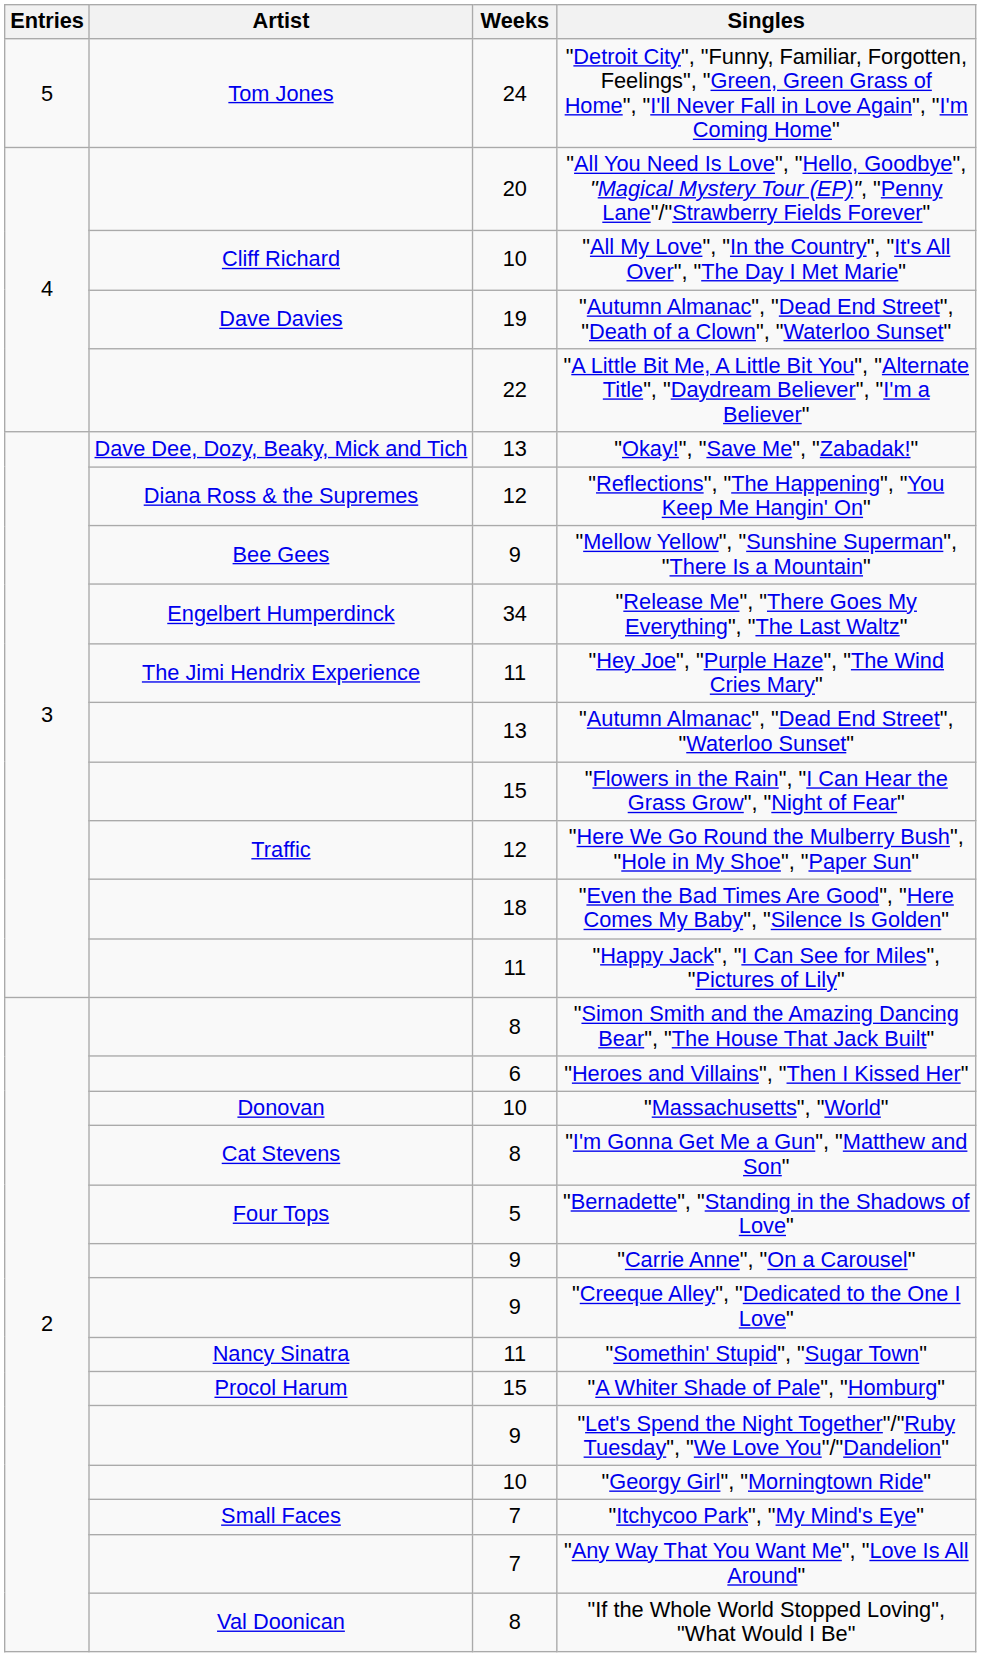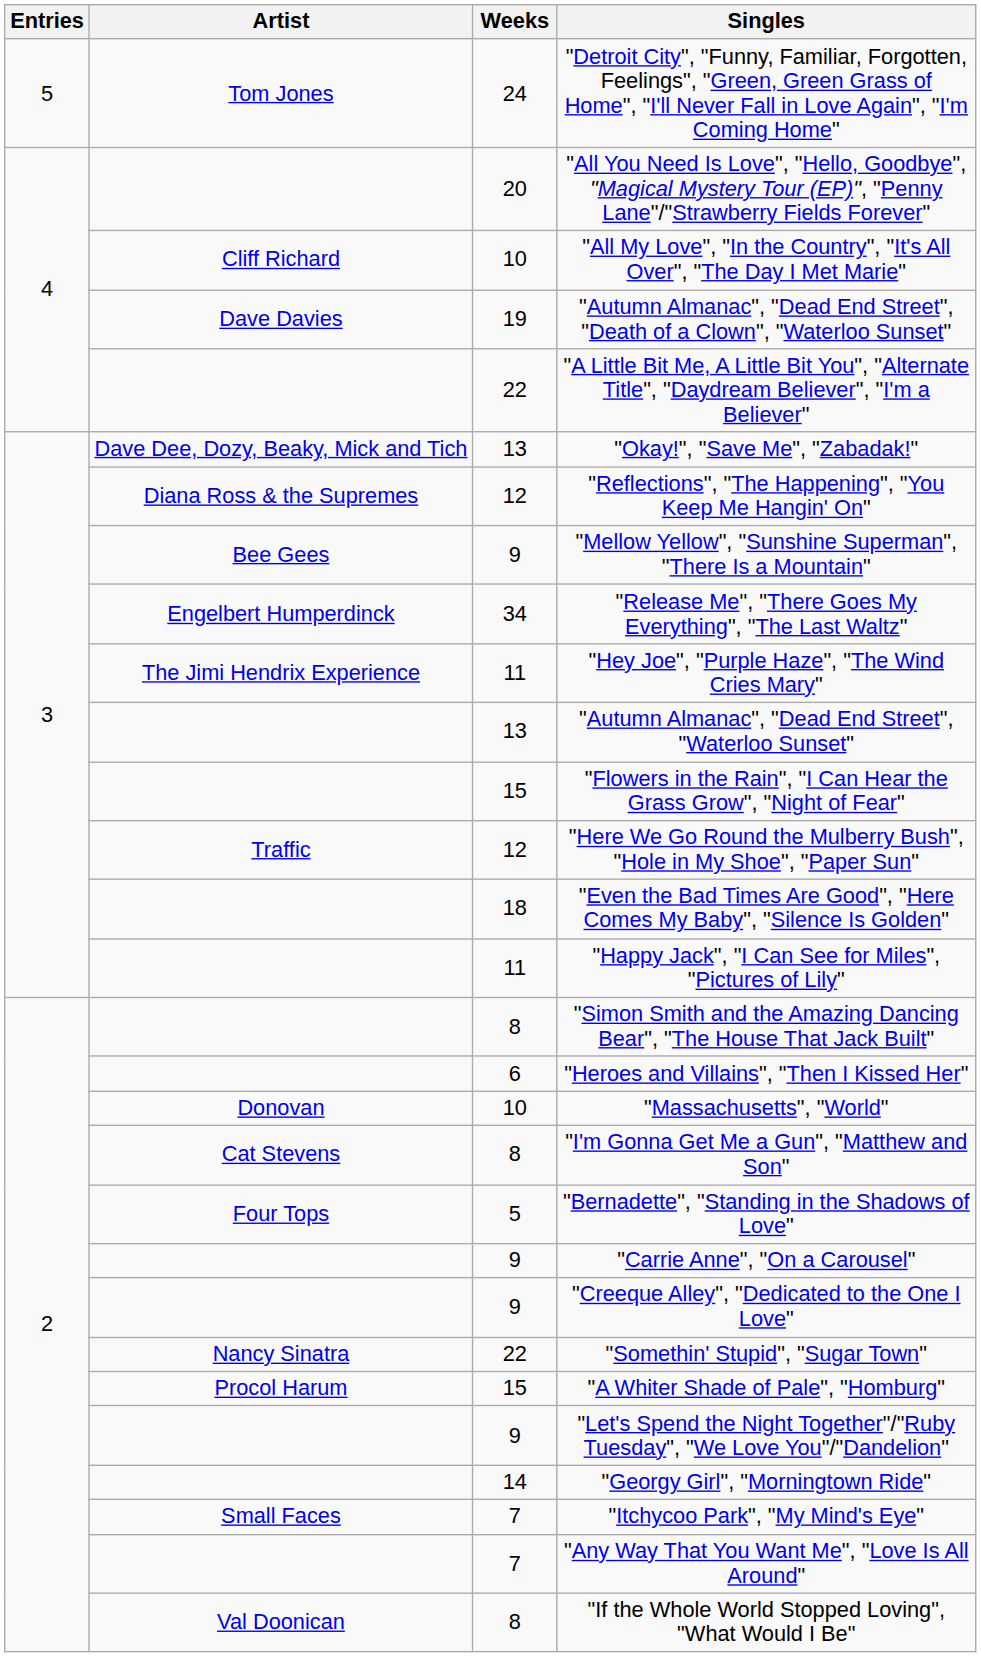(515, 1354) 11 -> (515, 1354) 22
(515, 1482) 10 -> (515, 1482) 14
